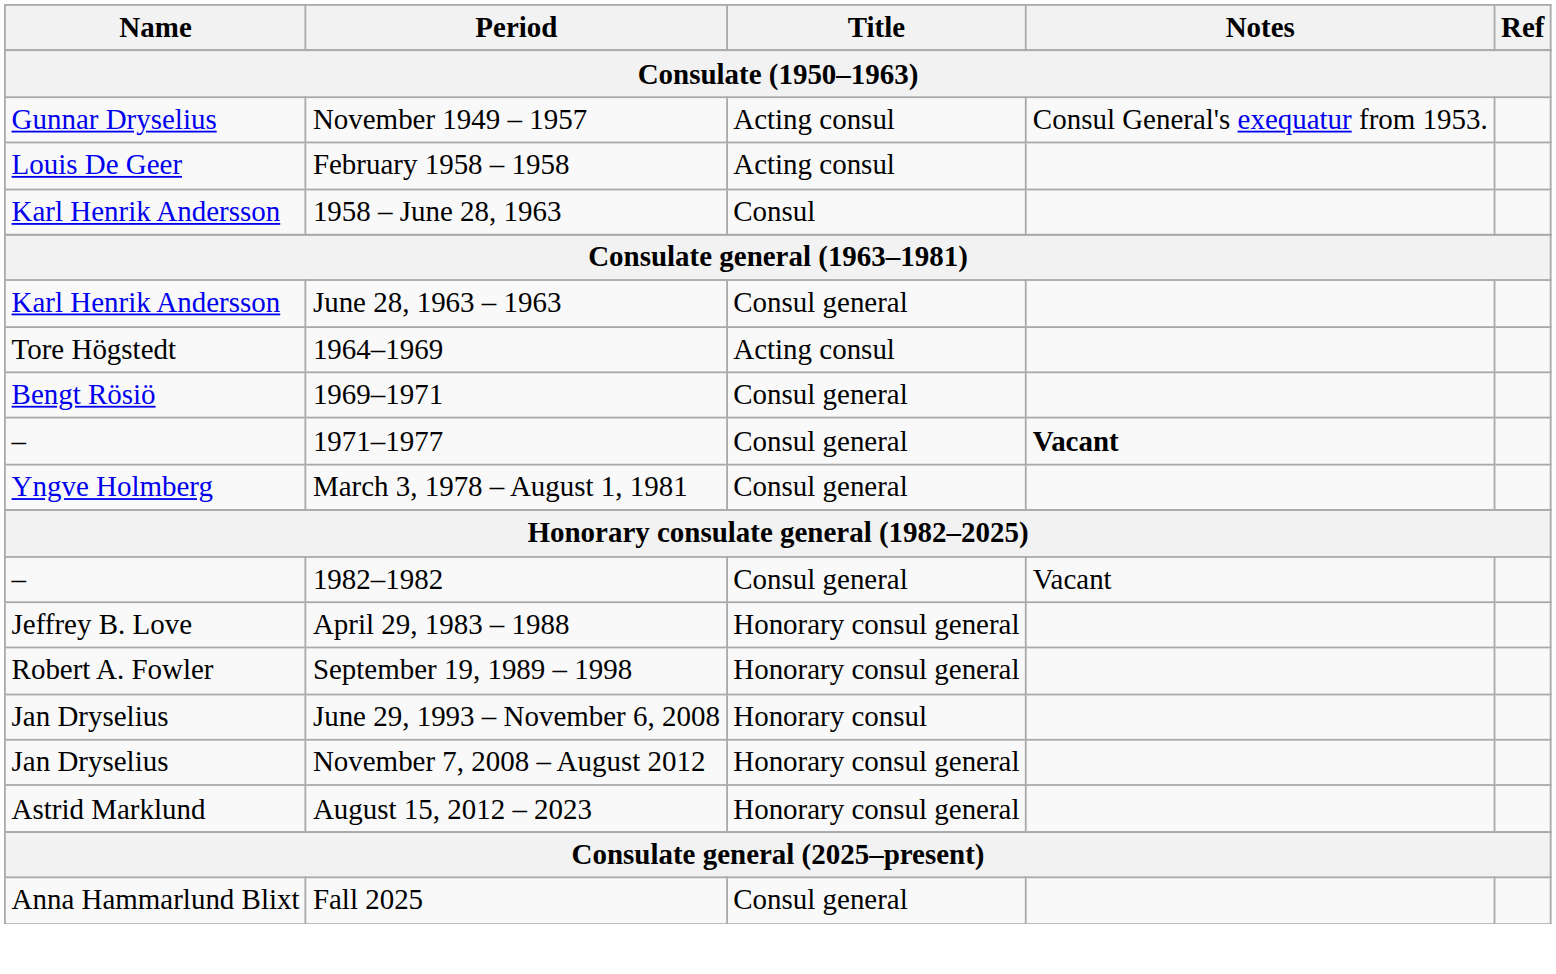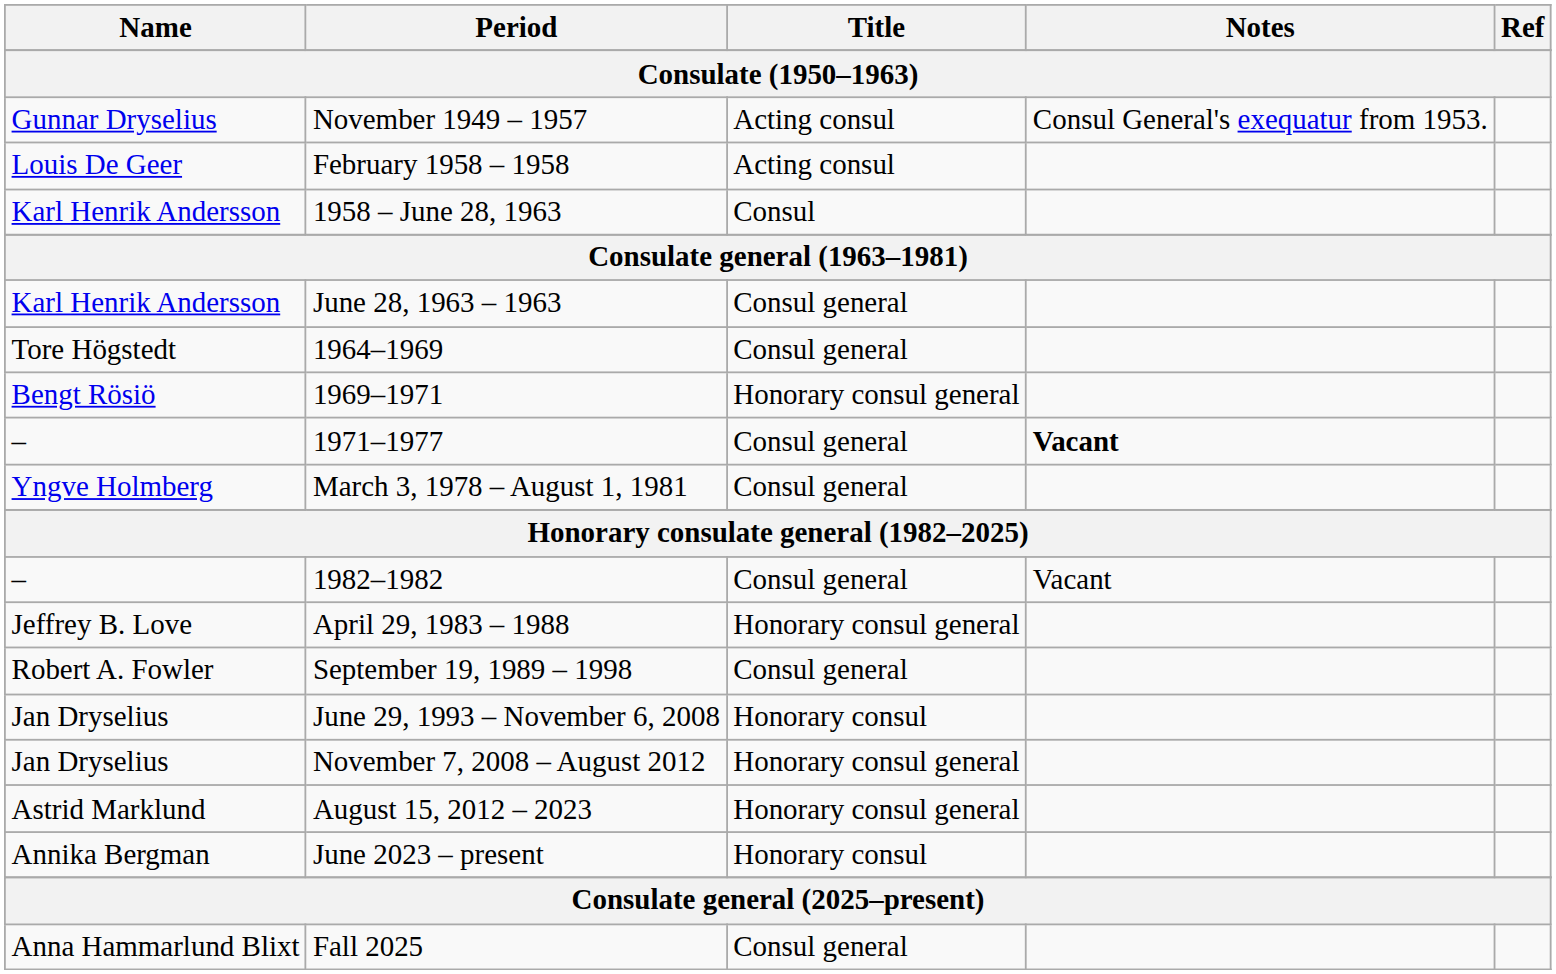(814, 348) Acting consul -> (820, 348) Consul general
(820, 394) Consul general -> (876, 394) Honorary consul general
(876, 670) Honorary consul general -> (820, 670) Consul general
+ row: (428, 854)
